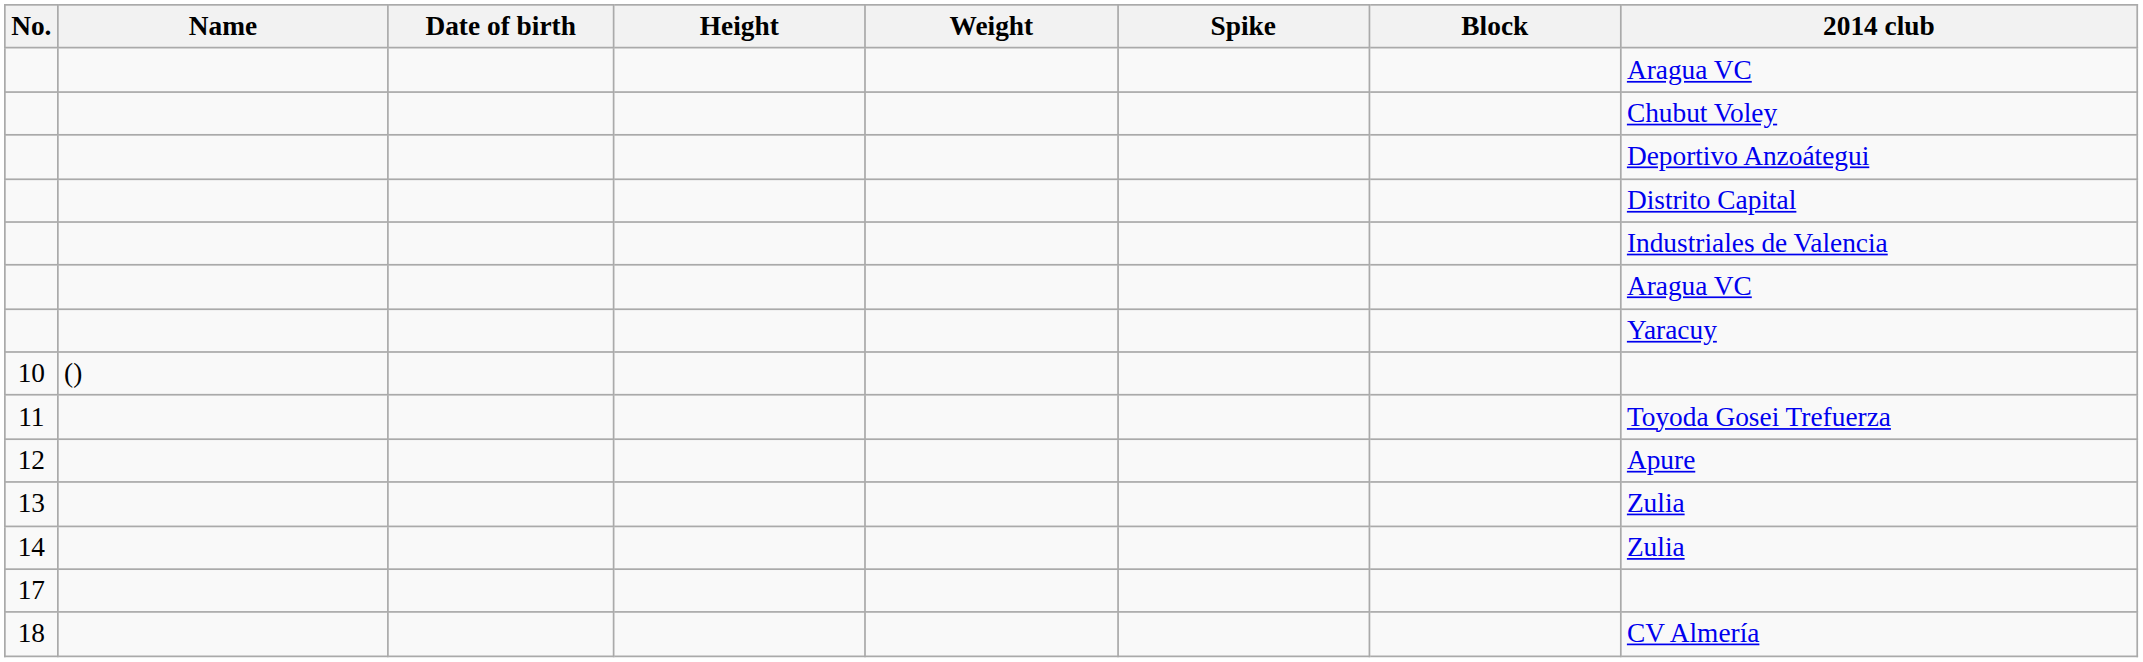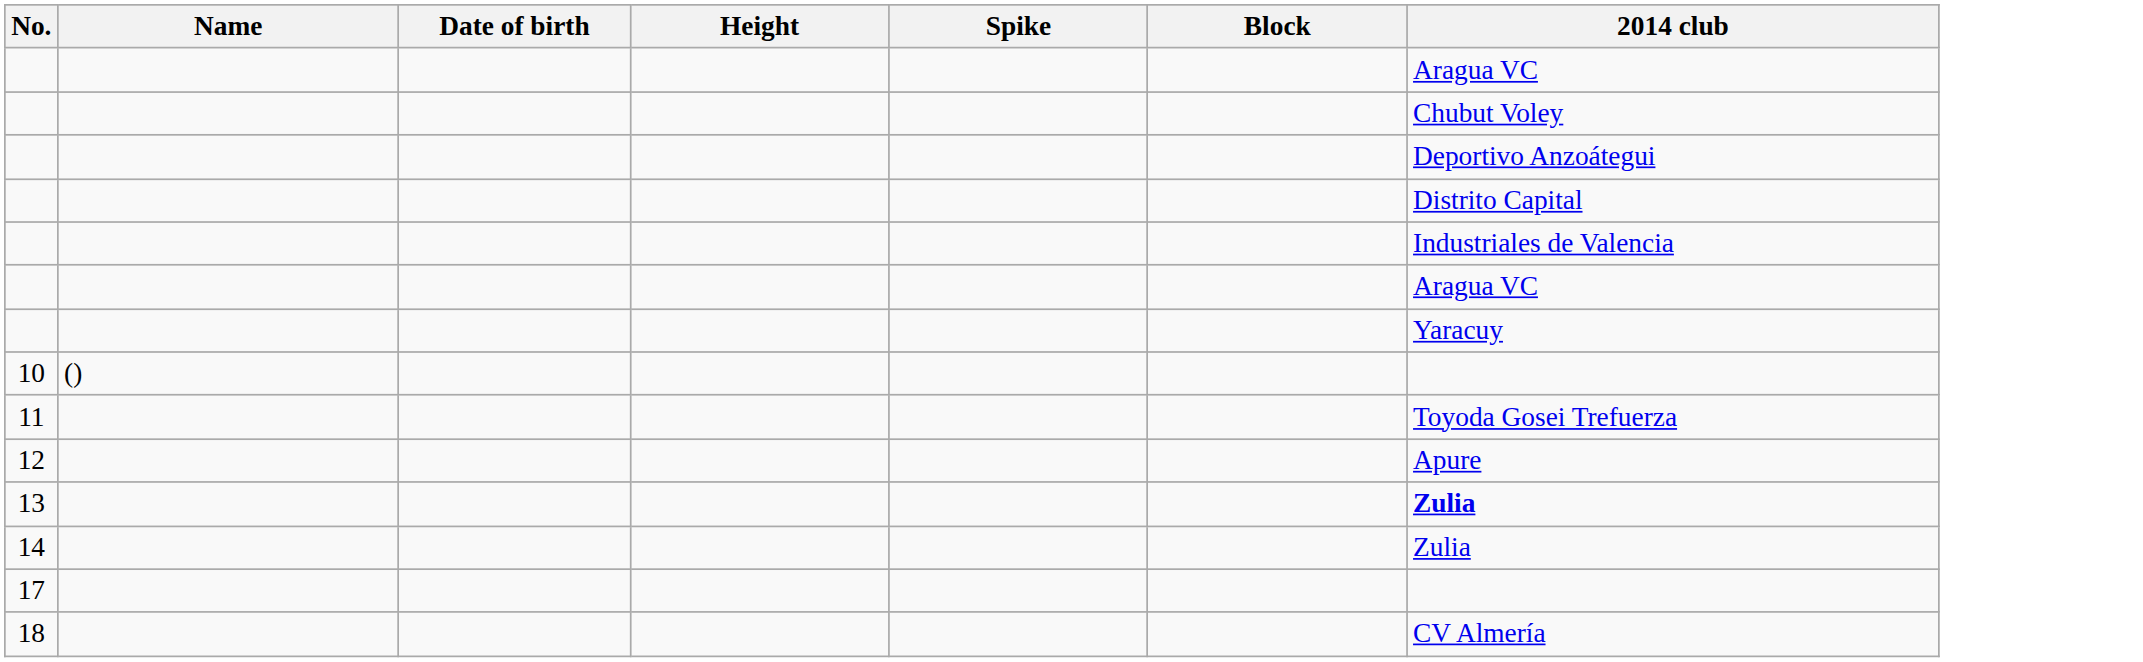- column: (991, 26)
(1656, 503) normal -> (1444, 503) bold
